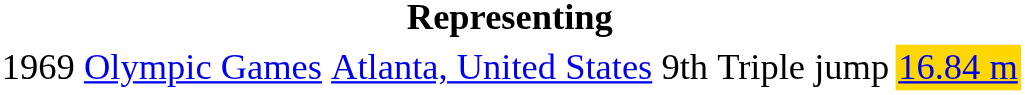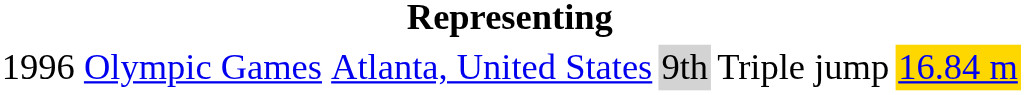(38, 66) 1969 -> (38, 66) 1996
(685, 66) no background -> (685, 66) lightgrey background
